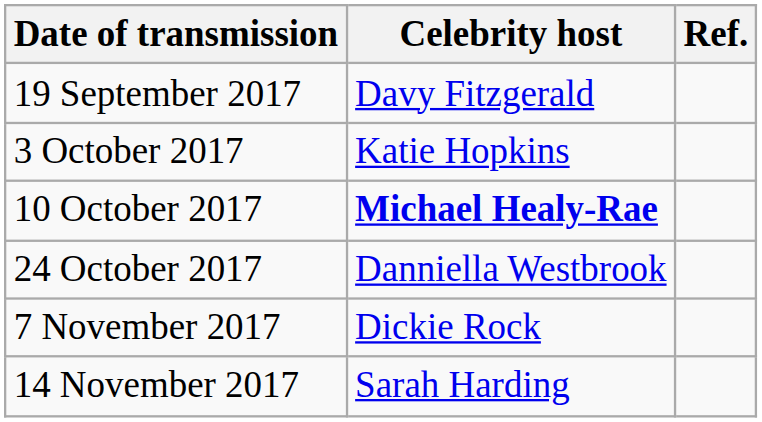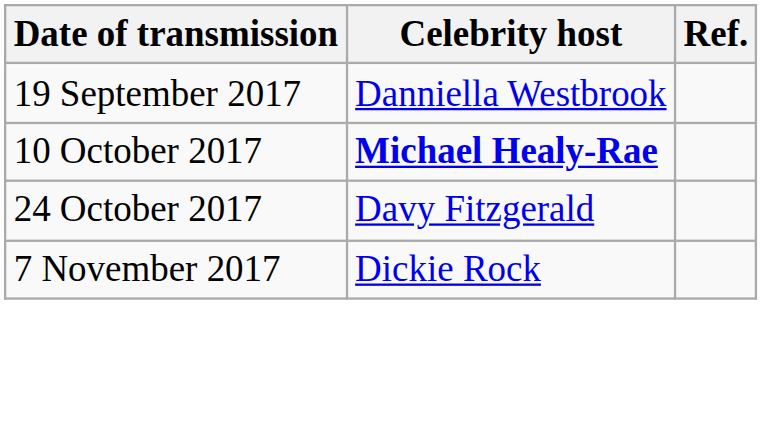(475, 92) Davy Fitzgerald -> (511, 92) Danniella Westbrook
- row: (129, 151)
(511, 268) Danniella Westbrook -> (475, 209) Davy Fitzgerald
- row: (156, 385)
